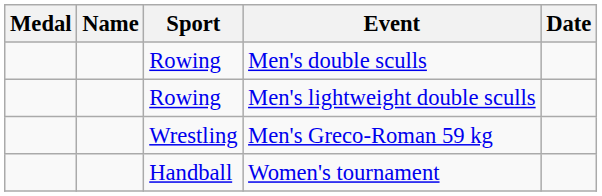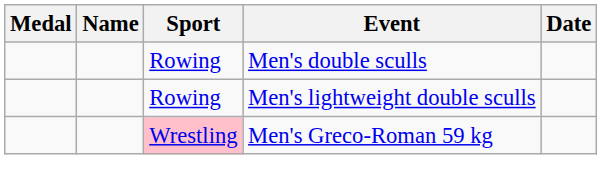(193, 135) no background -> (193, 135) pink background
- row: (344, 172)
